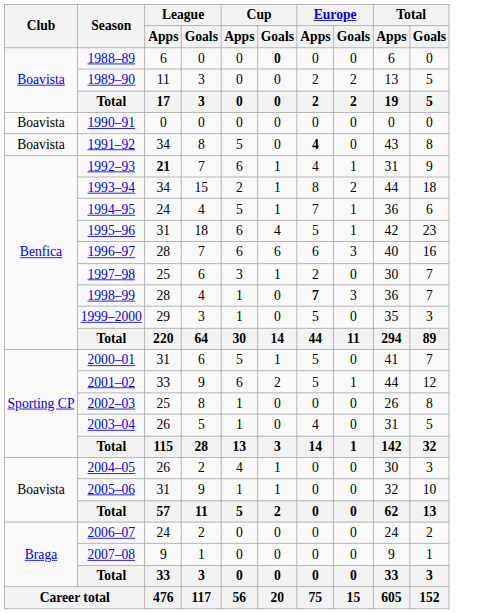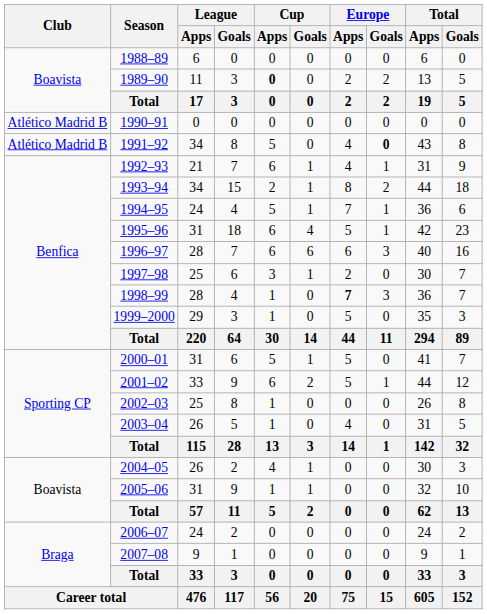(277, 58) bold -> (310, 58) normal
(239, 79) normal -> (272, 79) bold
(41, 123) Boavista -> (57, 123) Atlético Madrid B
(41, 144) Boavista -> (57, 144) Atlético Madrid B
(315, 144) bold -> (348, 144) normal
(353, 144) normal -> (386, 144) bold
(163, 166) bold -> (196, 166) normal
